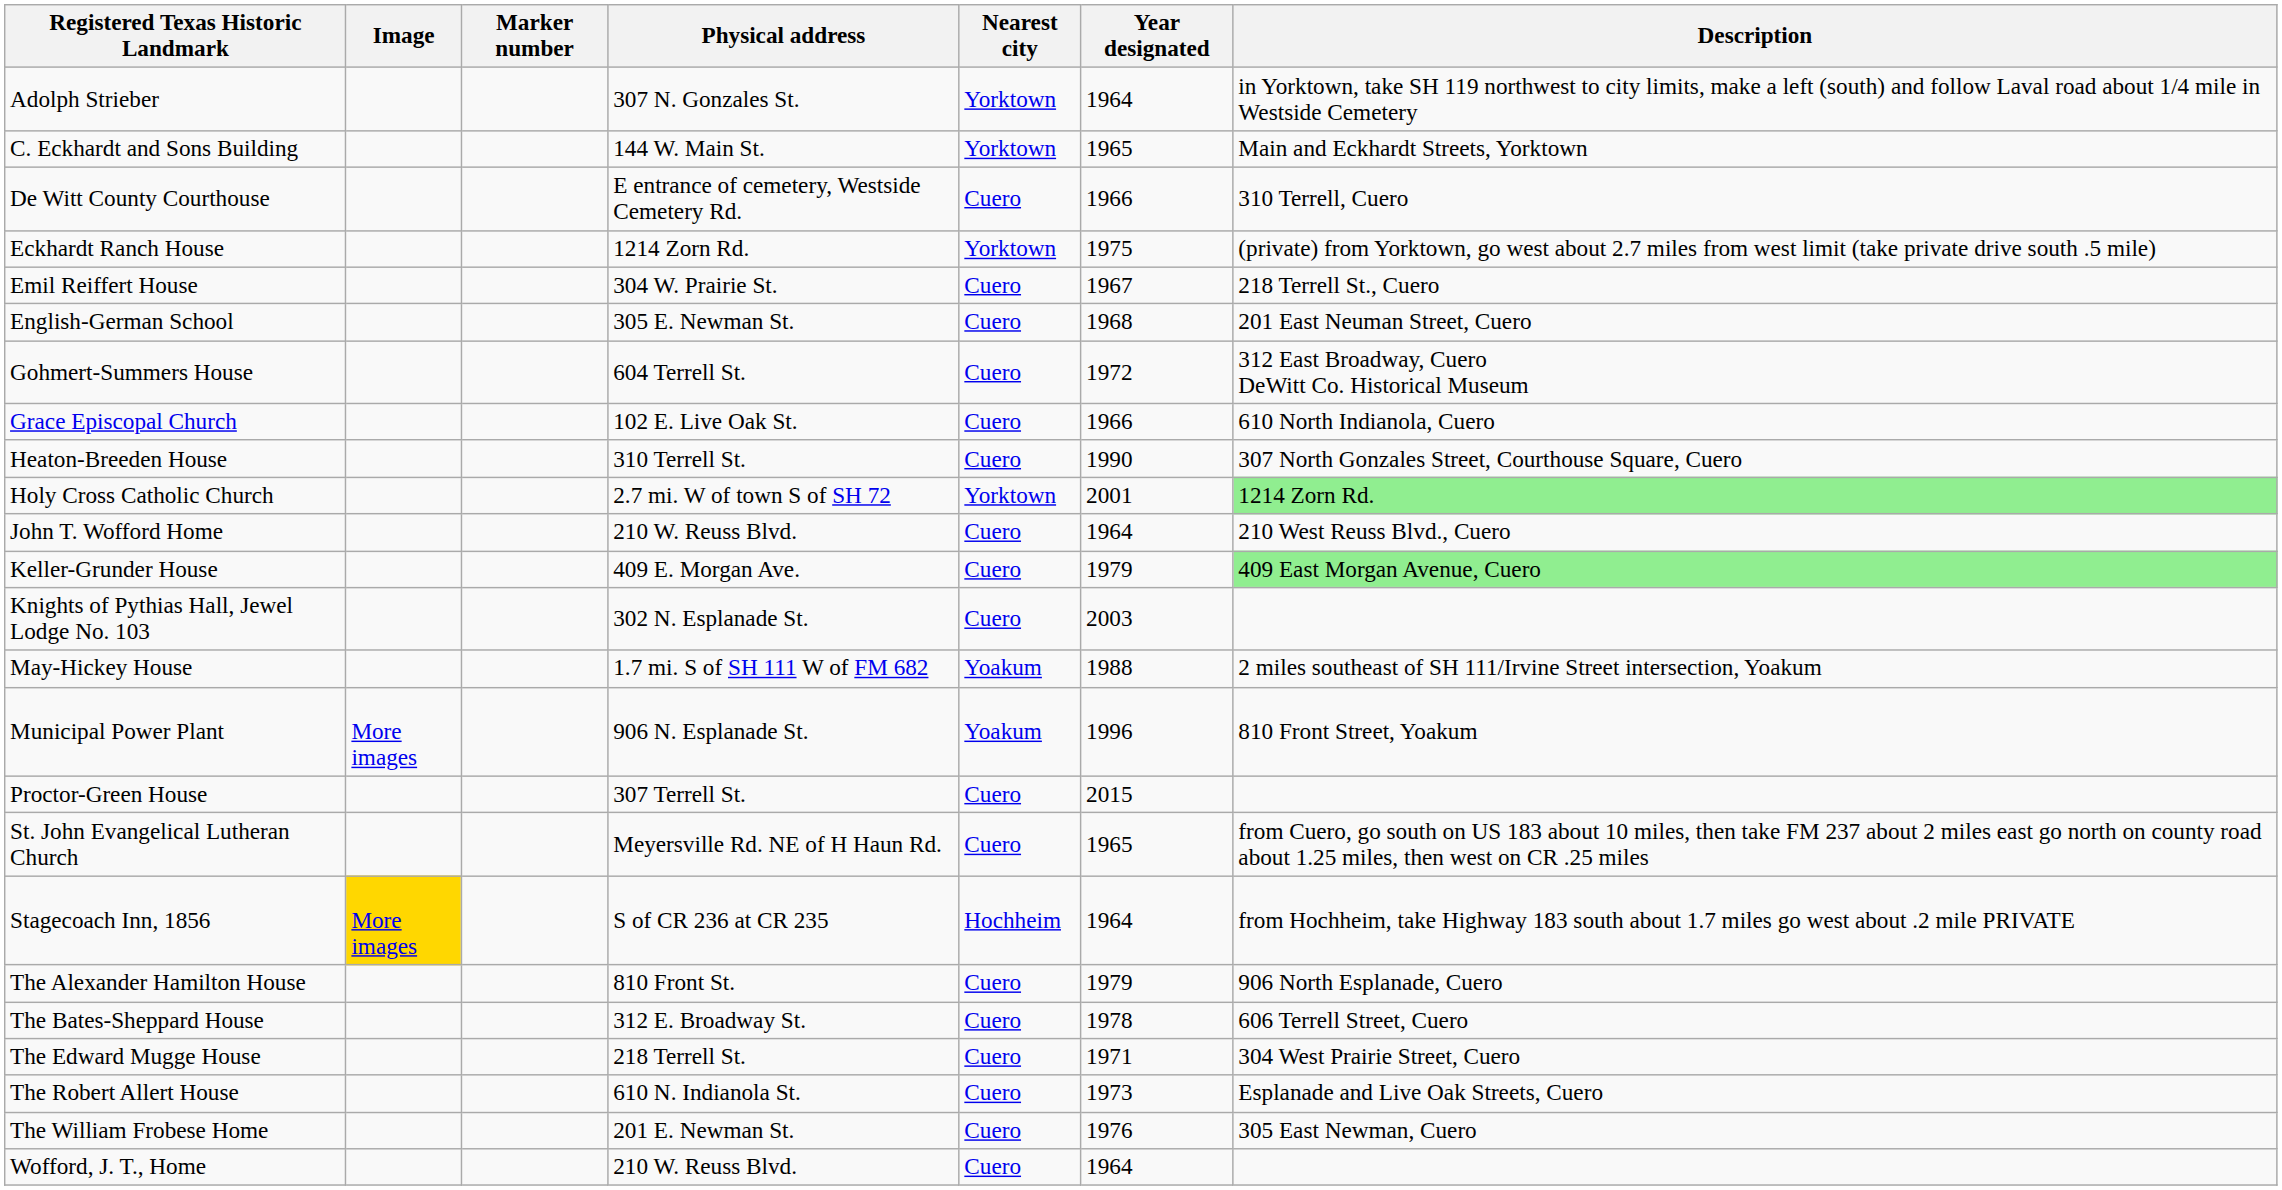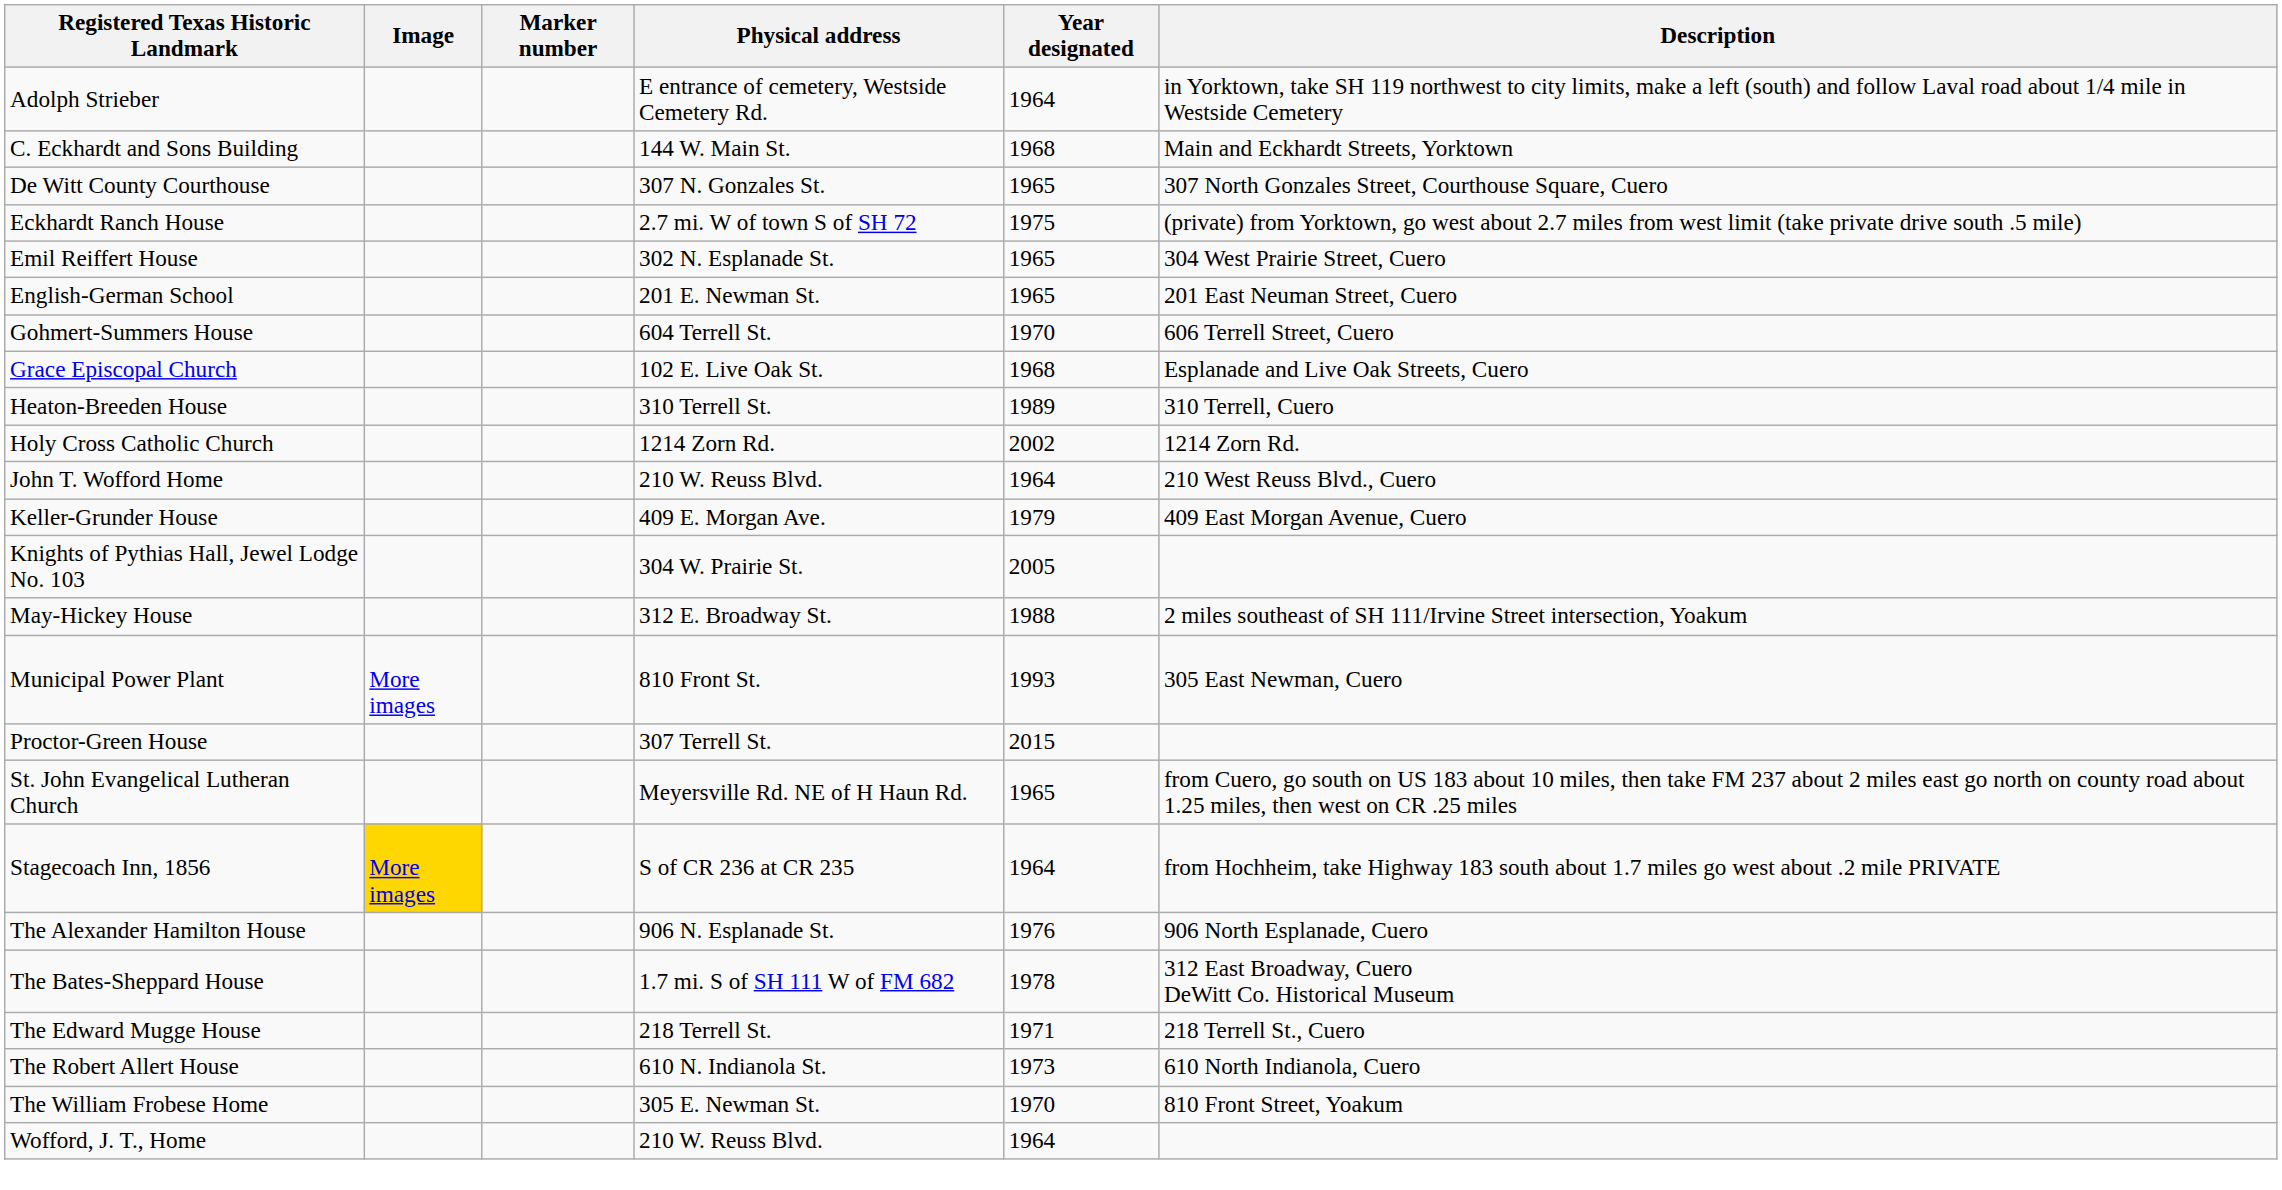- column: (1020, 35)
(706, 98) 307 N. Gonzales St. -> (793, 98) E entrance of cemetery, Westside Cemetery Rd.
(1109, 148) 1965 -> (1032, 148) 1968
(767, 198) E entrance of cemetery, Westside Cemetery Rd. -> (732, 185) 307 N. Gonzales St.
(1109, 198) 1966 -> (1032, 185) 1965
(1323, 198) 310 Terrell, Cuero -> (1416, 185) 307 North Gonzales Street, Courthouse Square, Cuero
(681, 248) 1214 Zorn Rd. -> (778, 222) 2.7 mi. W of town S of SH 72
(695, 285) 304 W. Prairie St. -> (737, 259) 302 N. Esplanade St.
(1109, 285) 1967 -> (1032, 259) 1965
(1339, 285) 218 Terrell St., Cuero -> (1305, 259) 304 West Prairie Street, Cuero
(704, 321) 305 E. Newman St. -> (730, 295) 201 E. Newman St.
(1109, 321) 1968 -> (1032, 295) 1965
(1109, 371) 1972 -> (1032, 332) 1970
(1383, 371) 312 East Broadway, Cuero DeWitt Co. Historical Museum -> (1279, 332) 606 Terrell Street, Cuero
(1109, 421) 1966 -> (1032, 369) 1968
(1367, 421) 610 North Indianola, Cuero -> (1346, 369) Esplanade and Live Oak Streets, Cuero
(1109, 458) 1990 -> (1032, 406) 1989
(1490, 458) 307 North Gonzales Street, Courthouse Square, Cuero -> (1249, 406) 310 Terrell, Cuero
(752, 495) 2.7 mi. W of town S of SH 72 -> (707, 443) 1214 Zorn Rd.
(1109, 495) 2001 -> (1032, 443) 2002
(1306, 495) lightgreen background -> (1232, 443) no background
(1390, 568) lightgreen background -> (1315, 516) no background
(711, 618) 302 N. Esplanade St. -> (721, 566) 304 W. Prairie St.
(1109, 618) 2003 -> (1032, 566) 2005
(771, 668) 1.7 mi. S of SH 111 W of FM 682 -> (735, 616) 312 E. Broadway St.
(711, 731) 906 N. Esplanade St. -> (700, 679) 810 Front St.
(1109, 731) 1996 -> (1032, 679) 1993
(1358, 731) 810 Front Street, Yoakum -> (1283, 679) 305 East Newman, Cuero
(674, 982) 810 Front St. -> (737, 930) 906 N. Esplanade St.
(1109, 982) 1979 -> (1032, 930) 1976
(710, 1019) 312 E. Broadway St. -> (797, 980) 1.7 mi. S of SH 111 W of FM 682
(1353, 1019) 606 Terrell Street, Cuero -> (1309, 980) 312 East Broadway, Cuero DeWitt Co. Historical Museum
(1379, 1056) 304 West Prairie Street, Cuero -> (1264, 1030) 218 Terrell St., Cuero
(1421, 1093) Esplanade and Live Oak Streets, Cuero -> (1292, 1067) 610 North Indianola, Cuero
(704, 1130) 201 E. Newman St. -> (730, 1104) 305 E. Newman St.
(1109, 1130) 1976 -> (1032, 1104) 1970
(1358, 1130) 305 East Newman, Cuero -> (1283, 1104) 810 Front Street, Yoakum
